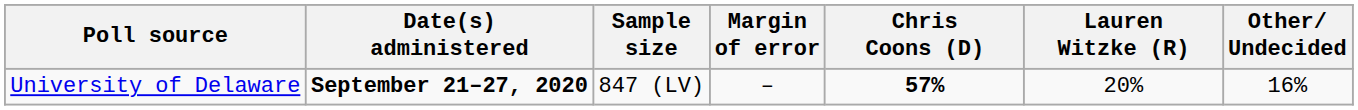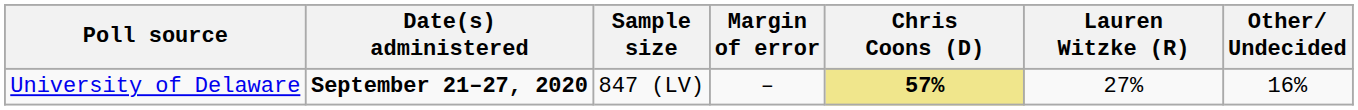(925, 86) no background -> (925, 86) khaki background
(1123, 86) 20% -> (1123, 86) 27%
